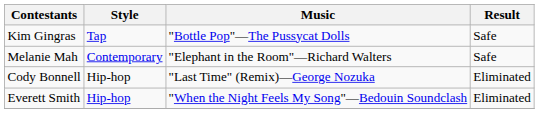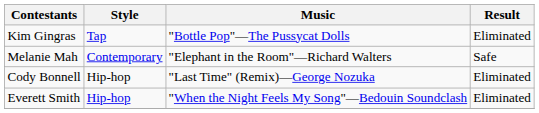(485, 35) Safe -> (502, 35) Eliminated
